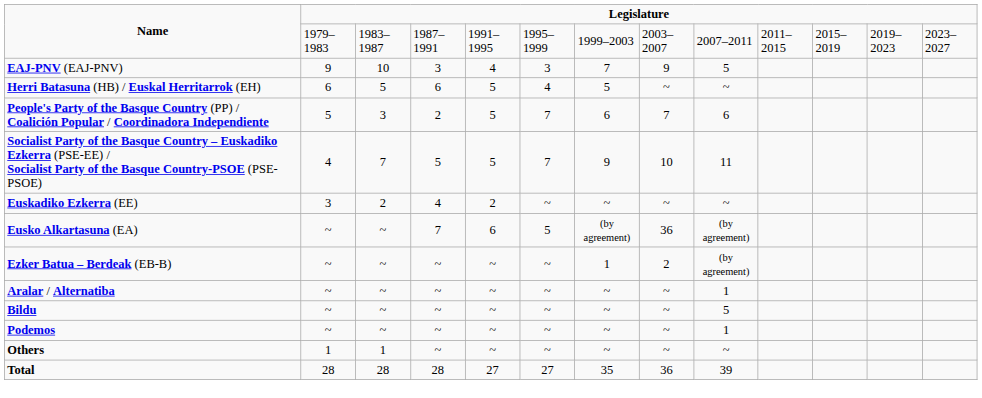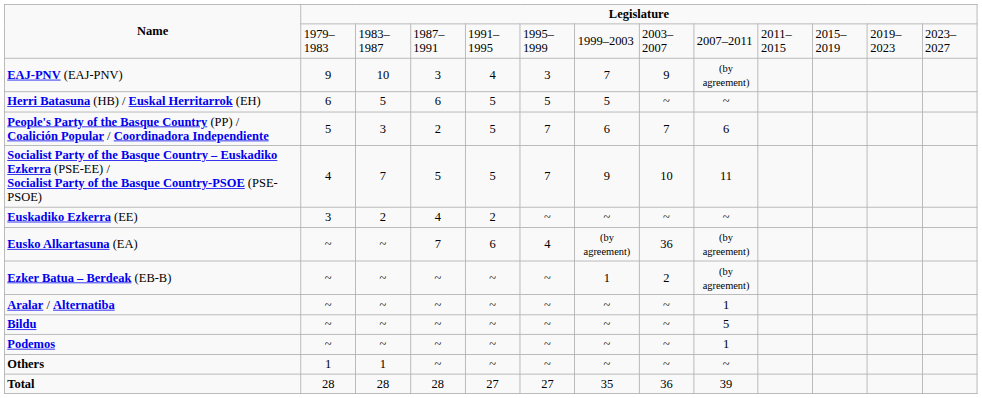(726, 68) 5 -> (726, 75) (by agreement)
(547, 87) 4 -> (547, 101) 5
(547, 230) 5 -> (547, 244) 4
